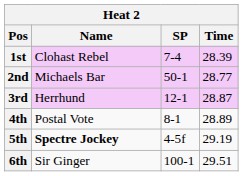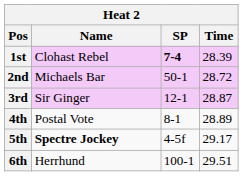(172, 56) normal -> (172, 56) bold
(217, 77) 28.77 -> (217, 77) 28.72
(60, 98) Herrhund -> (62, 98) Sir Ginger
(217, 139) 29.19 -> (217, 139) 29.17
(62, 160) Sir Ginger -> (60, 160) Herrhund
